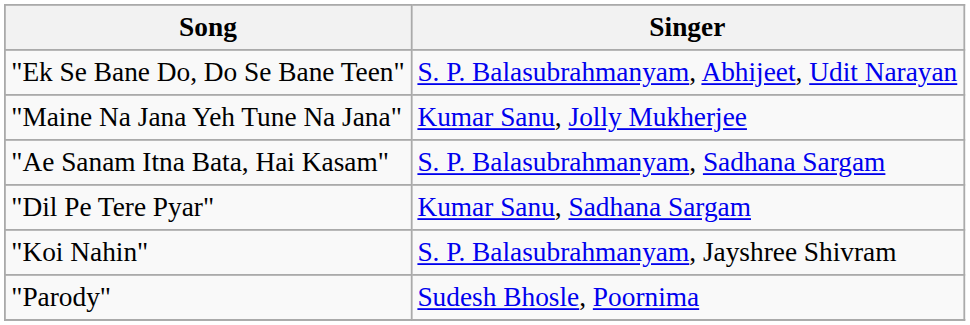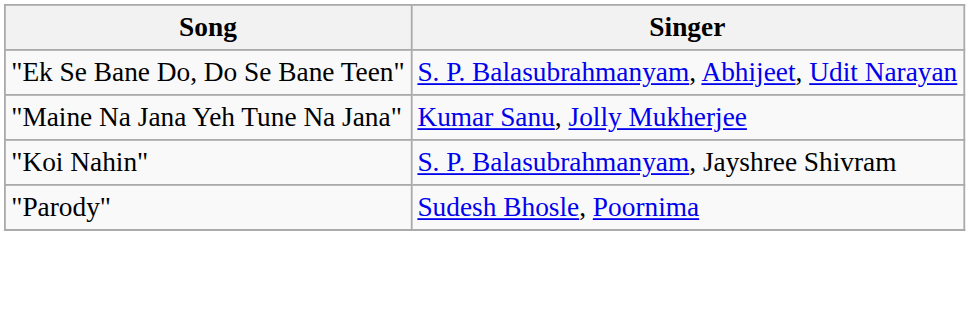- row: (200, 162)
- row: (113, 207)
